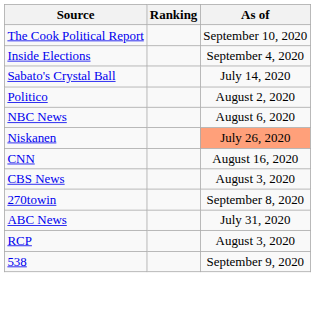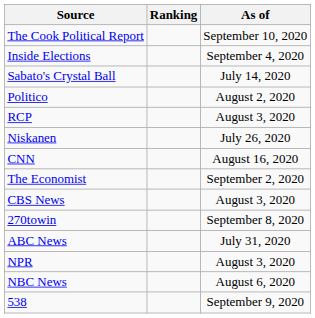rows swapped: (20, 240) <-> (37, 117)
(255, 138) lightsalmon background -> (255, 138) no background
+ row: (47, 179)
+ row: (20, 261)
